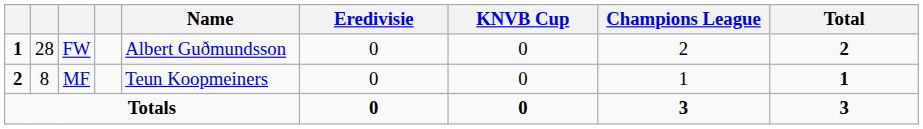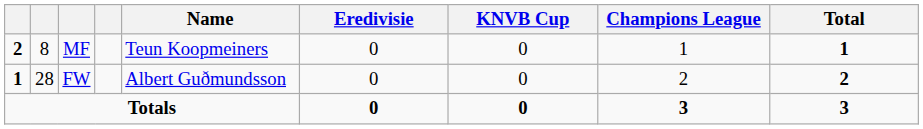rows swapped: (76, 49) <-> (76, 78)
